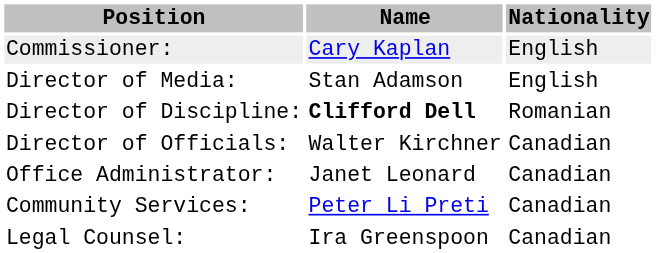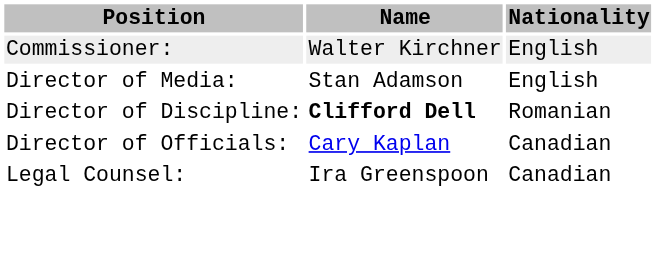(379, 50) Cary Kaplan -> (405, 50) Walter Kirchner
(405, 144) Walter Kirchner -> (379, 144) Cary Kaplan
- row: (141, 175)
- row: (128, 206)
